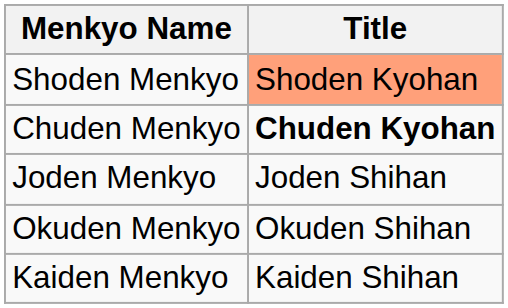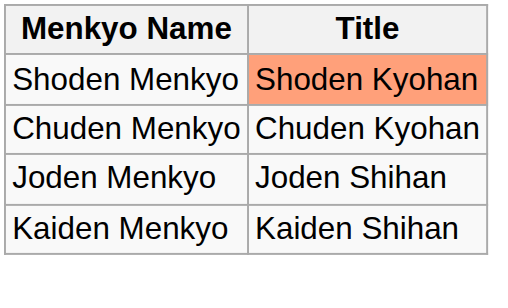(375, 128) bold -> (368, 128) normal
- row: (126, 228)
